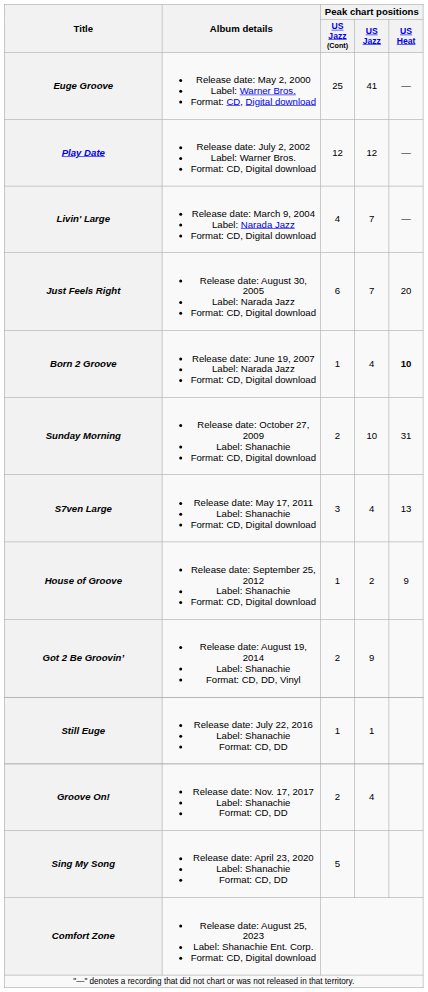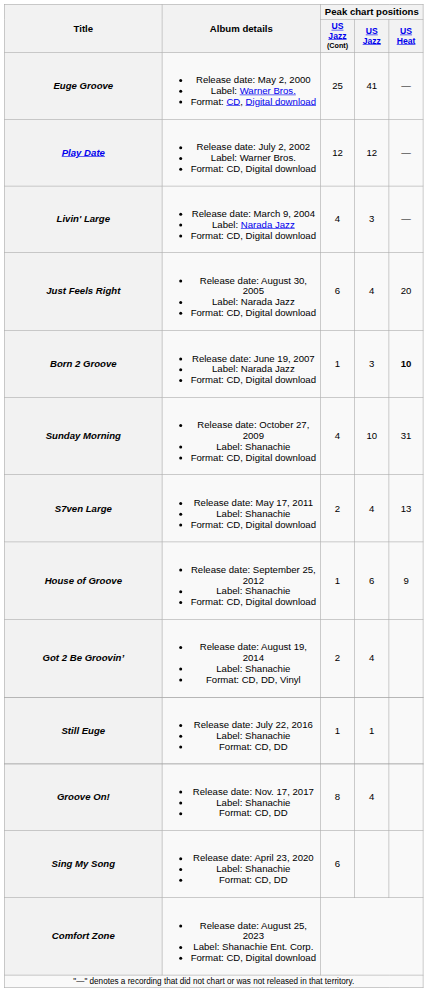(372, 219) 7 -> (372, 219) 3
(372, 291) 7 -> (372, 291) 4
(372, 364) 4 -> (372, 364) 3
(337, 436) 2 -> (337, 436) 4
(337, 508) 3 -> (337, 508) 2
(372, 580) 2 -> (372, 580) 6
(372, 658) 9 -> (372, 658) 4
(337, 797) 2 -> (337, 797) 8
(337, 864) 5 -> (337, 864) 6
